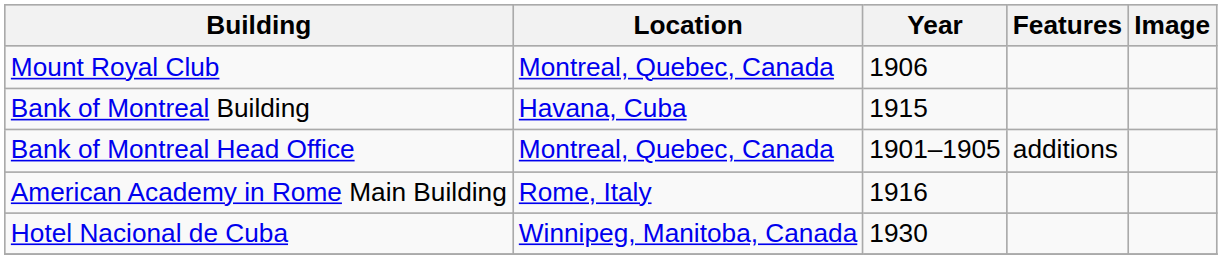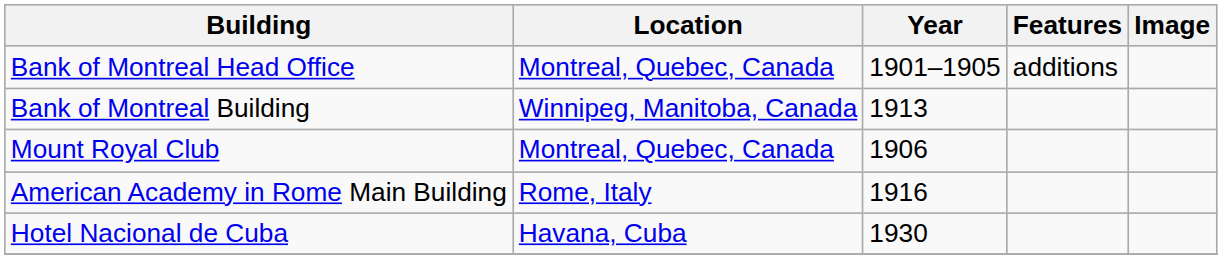rows swapped: (183, 150) <-> (115, 66)
(603, 108) Havana, Cuba -> (688, 108) Winnipeg, Manitoba, Canada
(899, 108) 1915 -> (899, 108) 1913
(688, 233) Winnipeg, Manitoba, Canada -> (603, 233) Havana, Cuba
